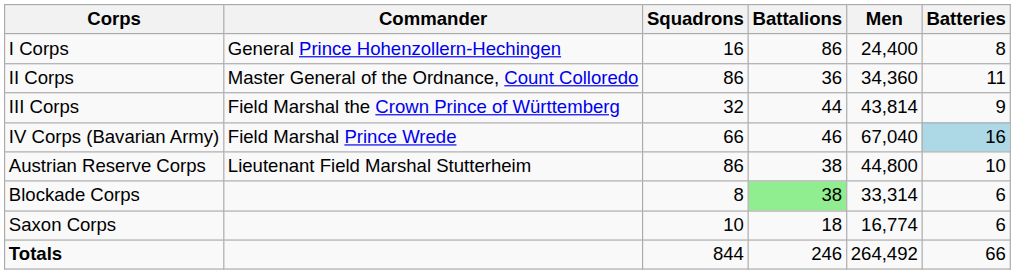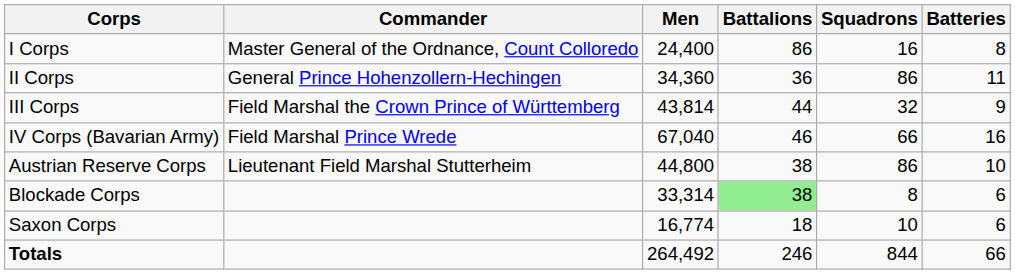columns swapped: (884, 19) <-> (695, 19)
(394, 48) General Prince Hohenzollern-Hechingen -> (433, 48) Master General of the Ordnance, Count Colloredo
(433, 78) Master General of the Ordnance, Count Colloredo -> (394, 78) General Prince Hohenzollern-Hechingen
(996, 136) lightblue background -> (996, 136) no background
